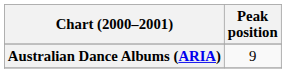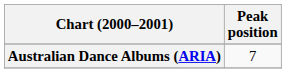(253, 56) 9 -> (253, 56) 7
